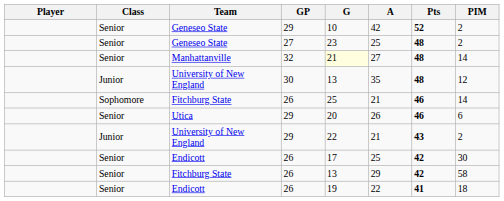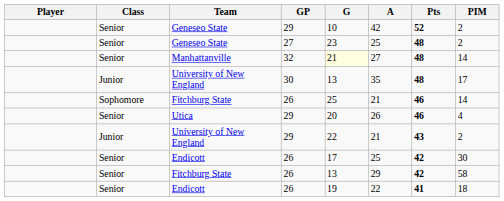(463, 79) 12 -> (463, 79) 17
(460, 116) 6 -> (460, 116) 4
